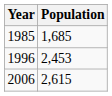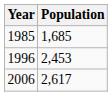(56, 79) 2,615 -> (56, 79) 2,617
